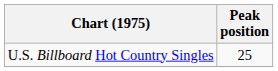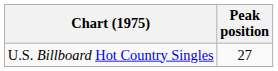(245, 54) 25 -> (245, 54) 27
